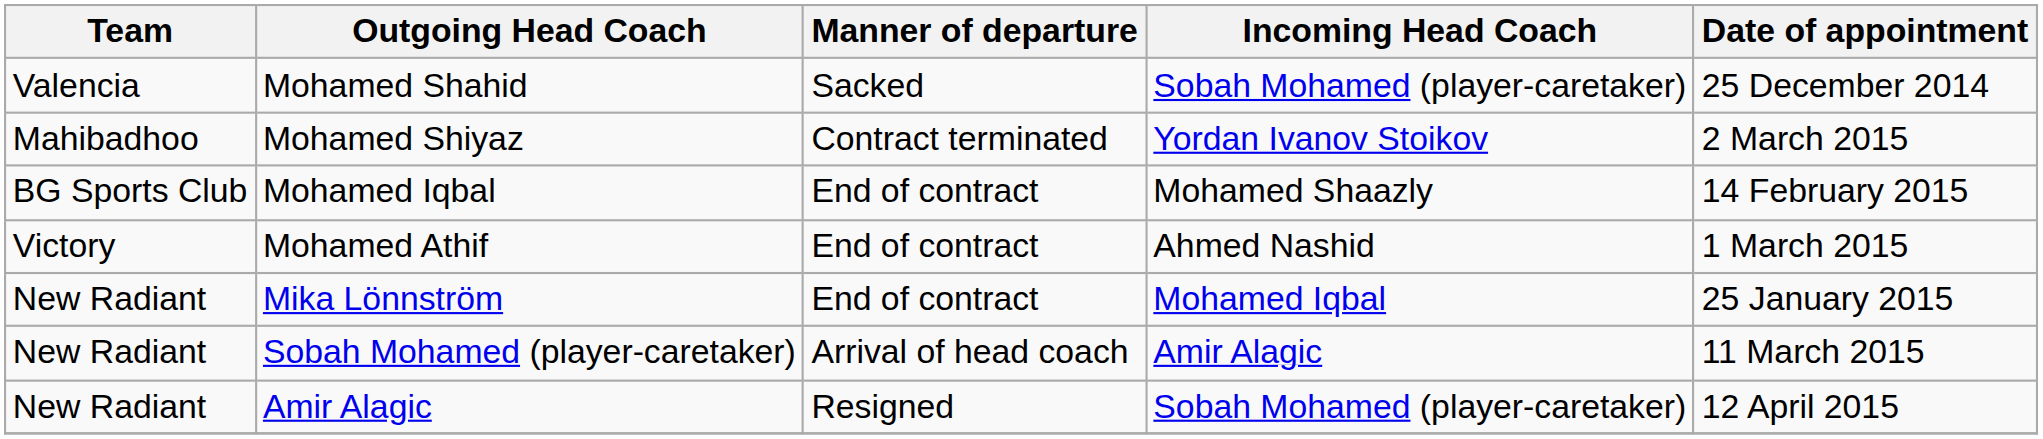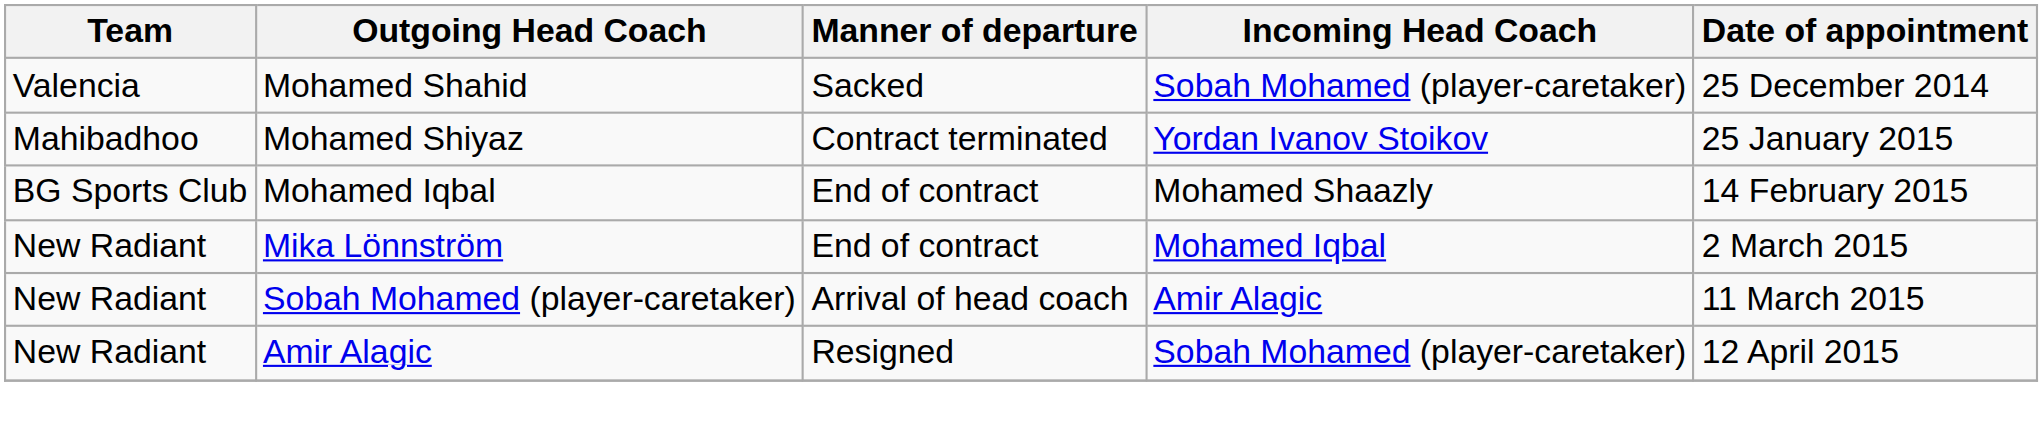(1805, 138) 2 March 2015 -> (1828, 138) 25 January 2015
- row: (376, 245)
(1828, 298) 25 January 2015 -> (1805, 245) 2 March 2015
